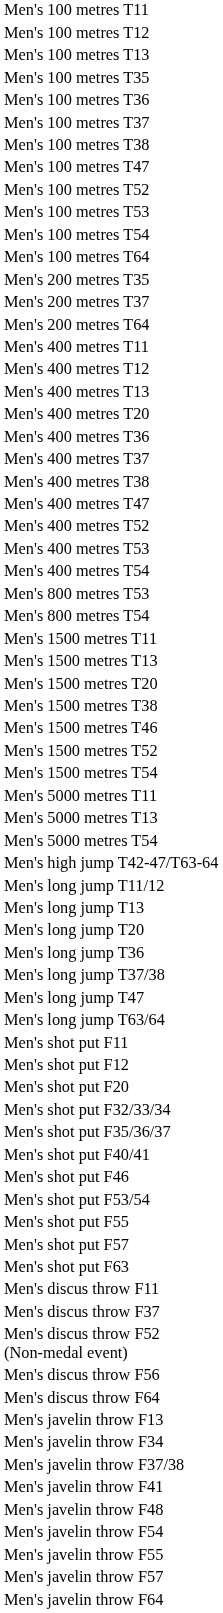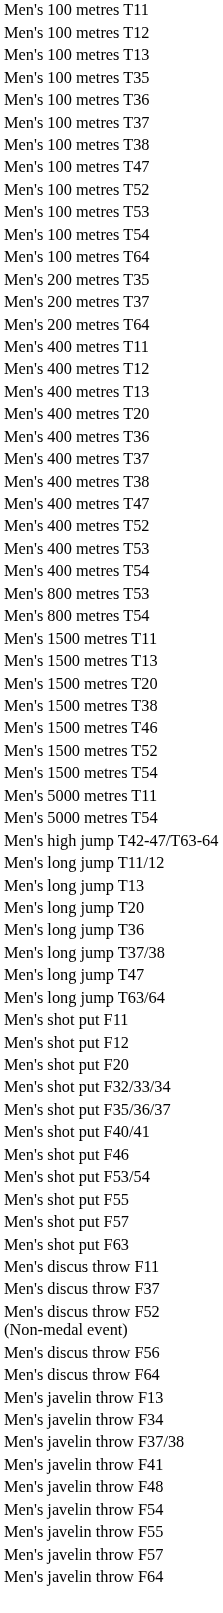- row: (81, 818)
